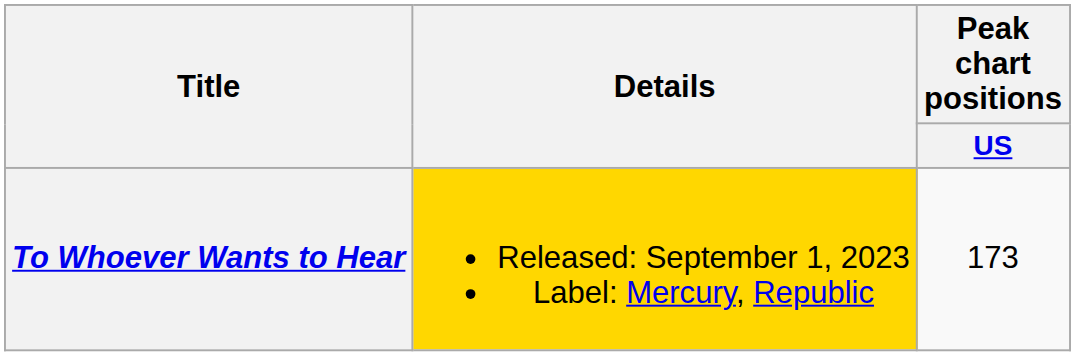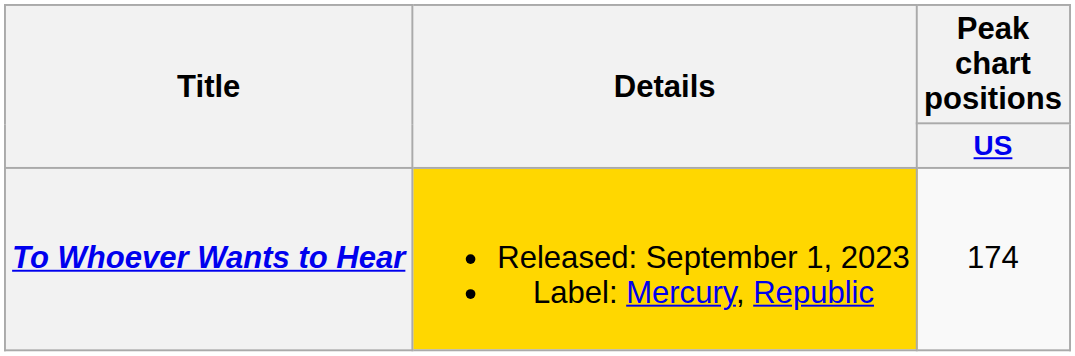(993, 258) 173 -> (993, 258) 174
